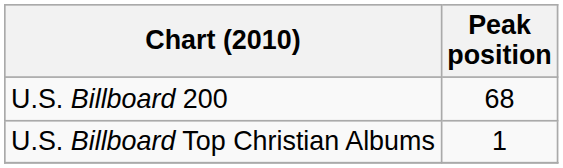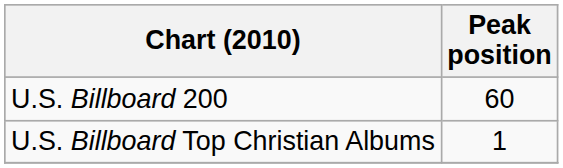(500, 98) 68 -> (500, 98) 60
